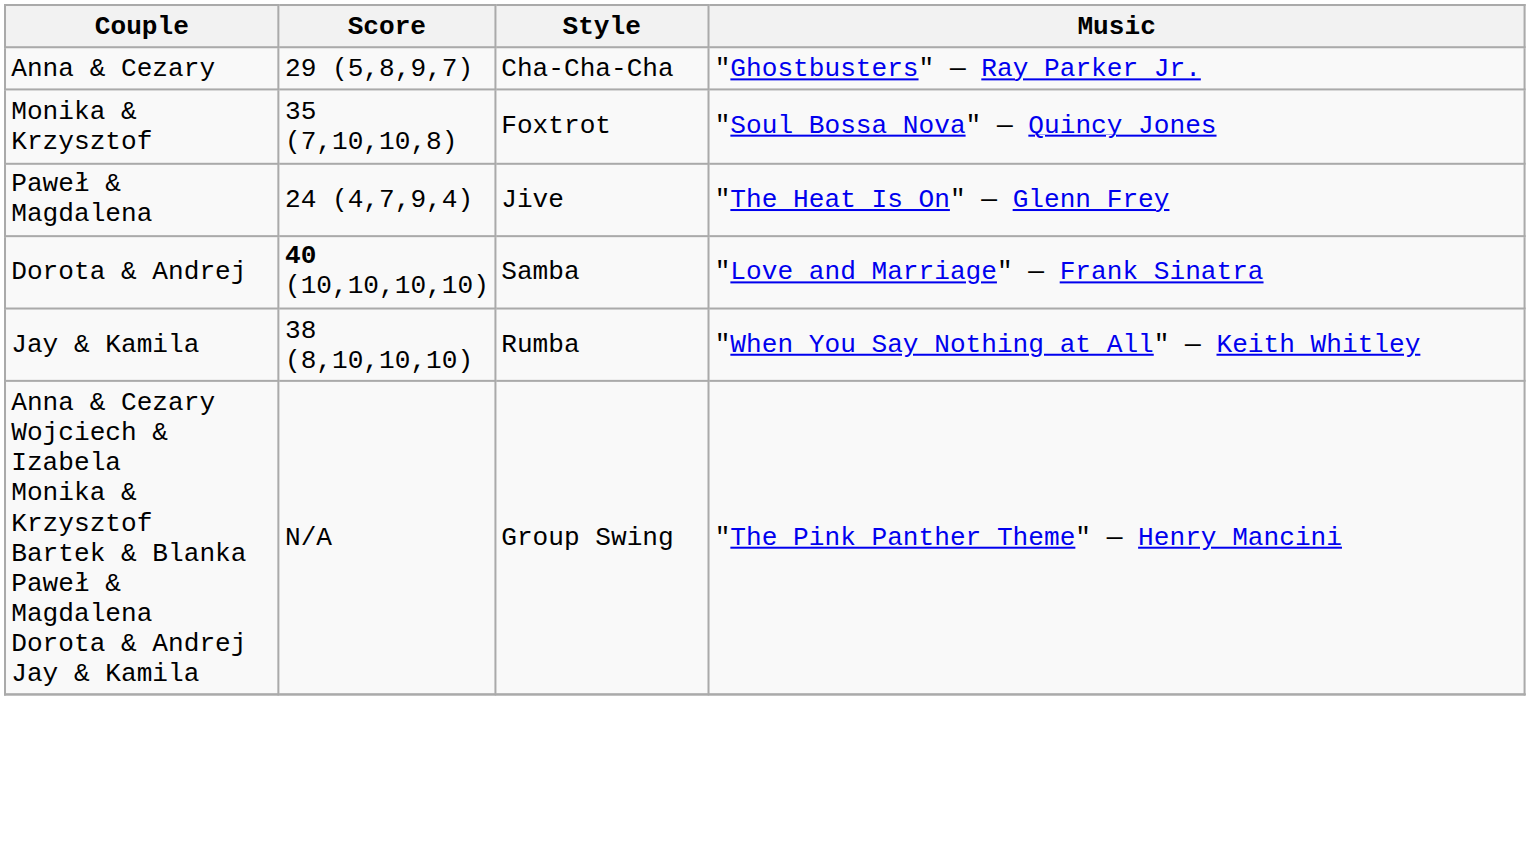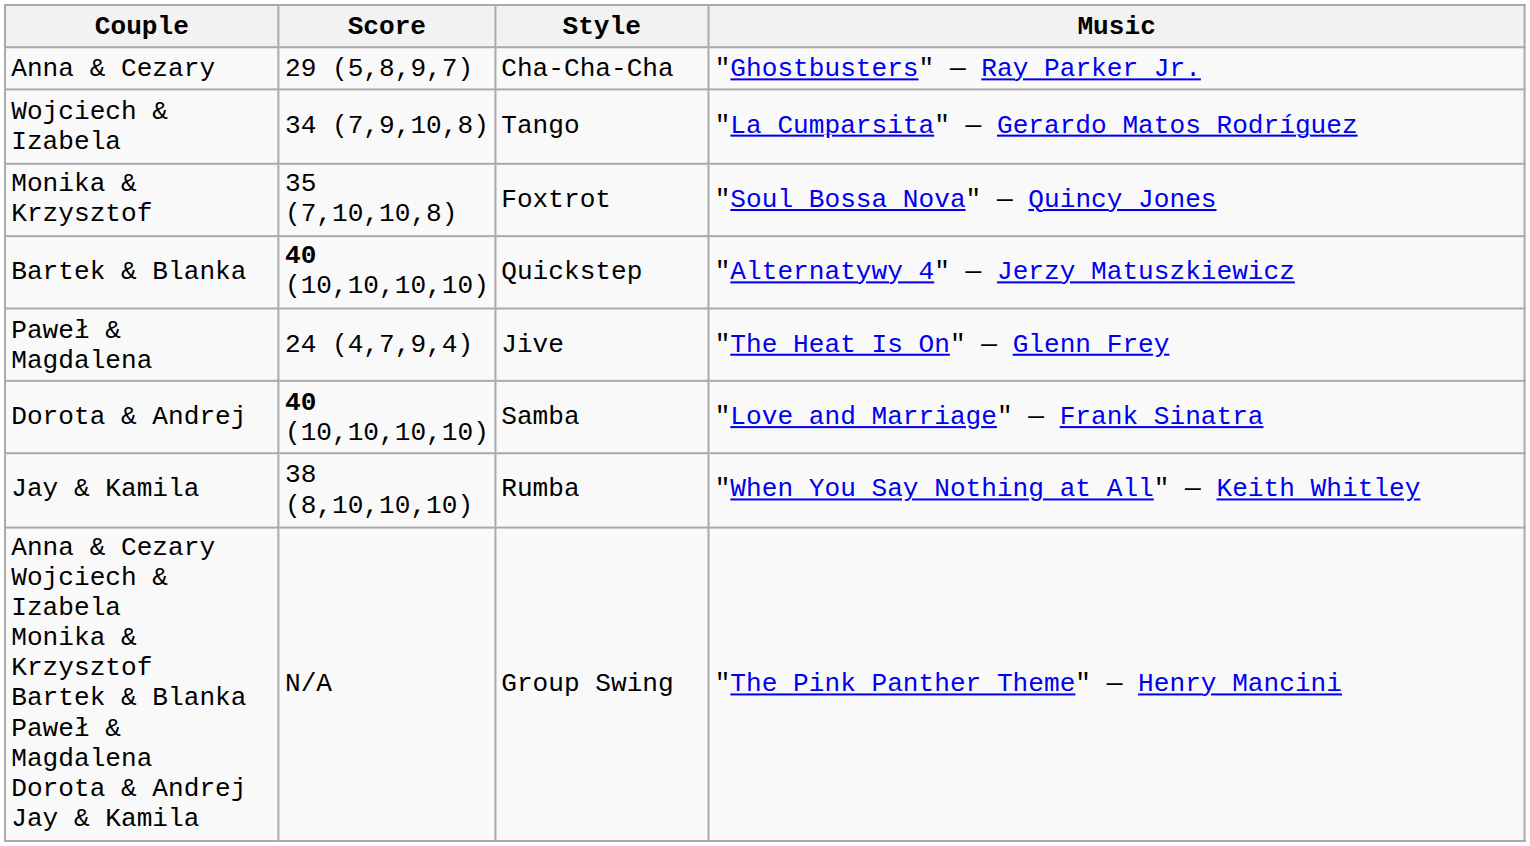+ row: (90, 127)
+ row: (129, 272)
